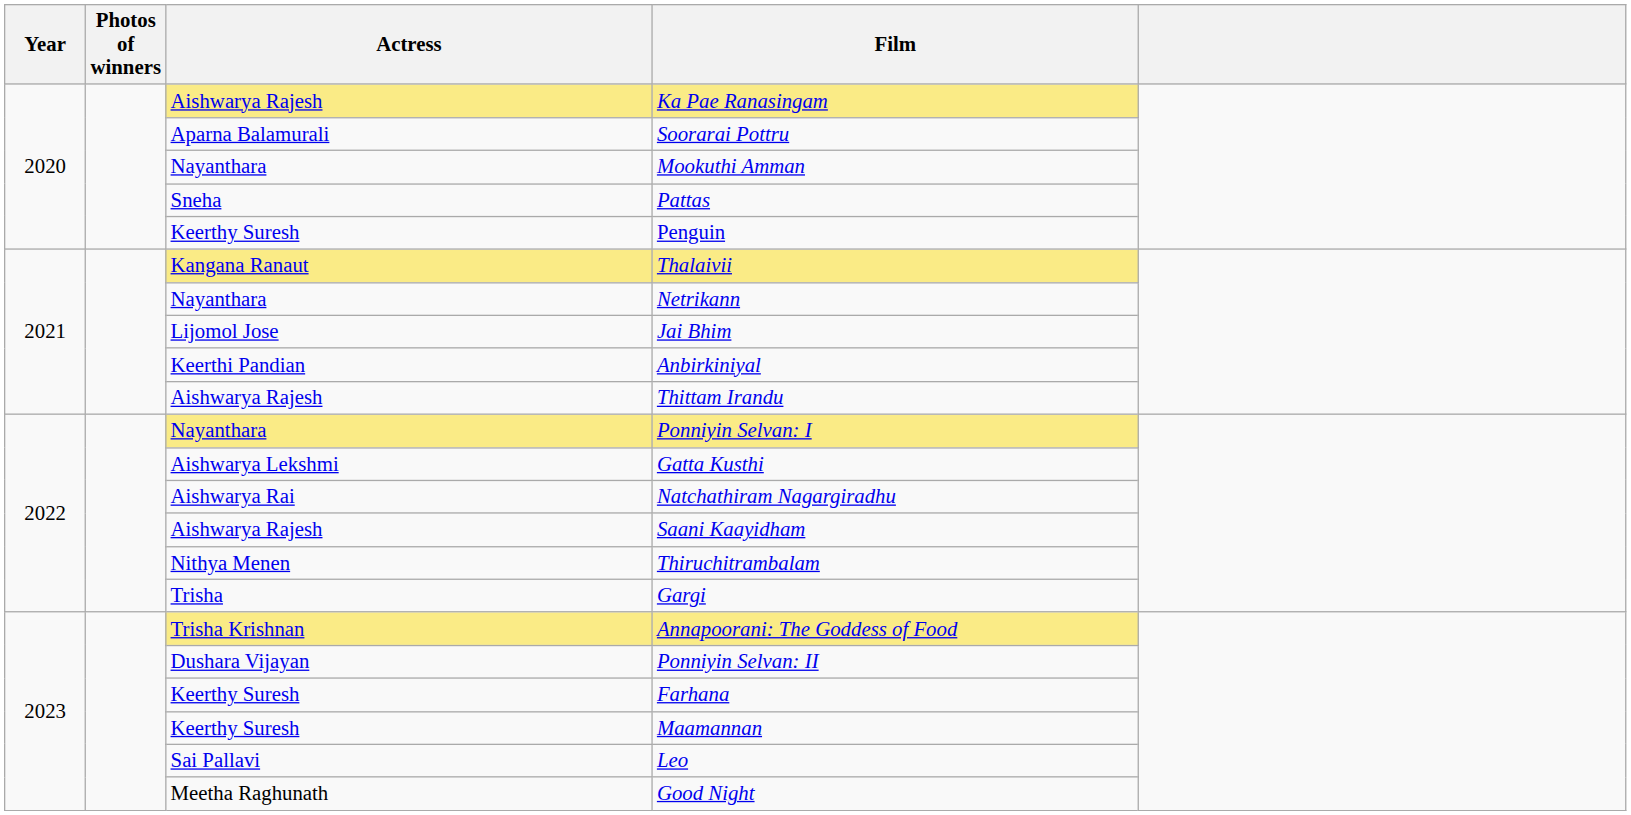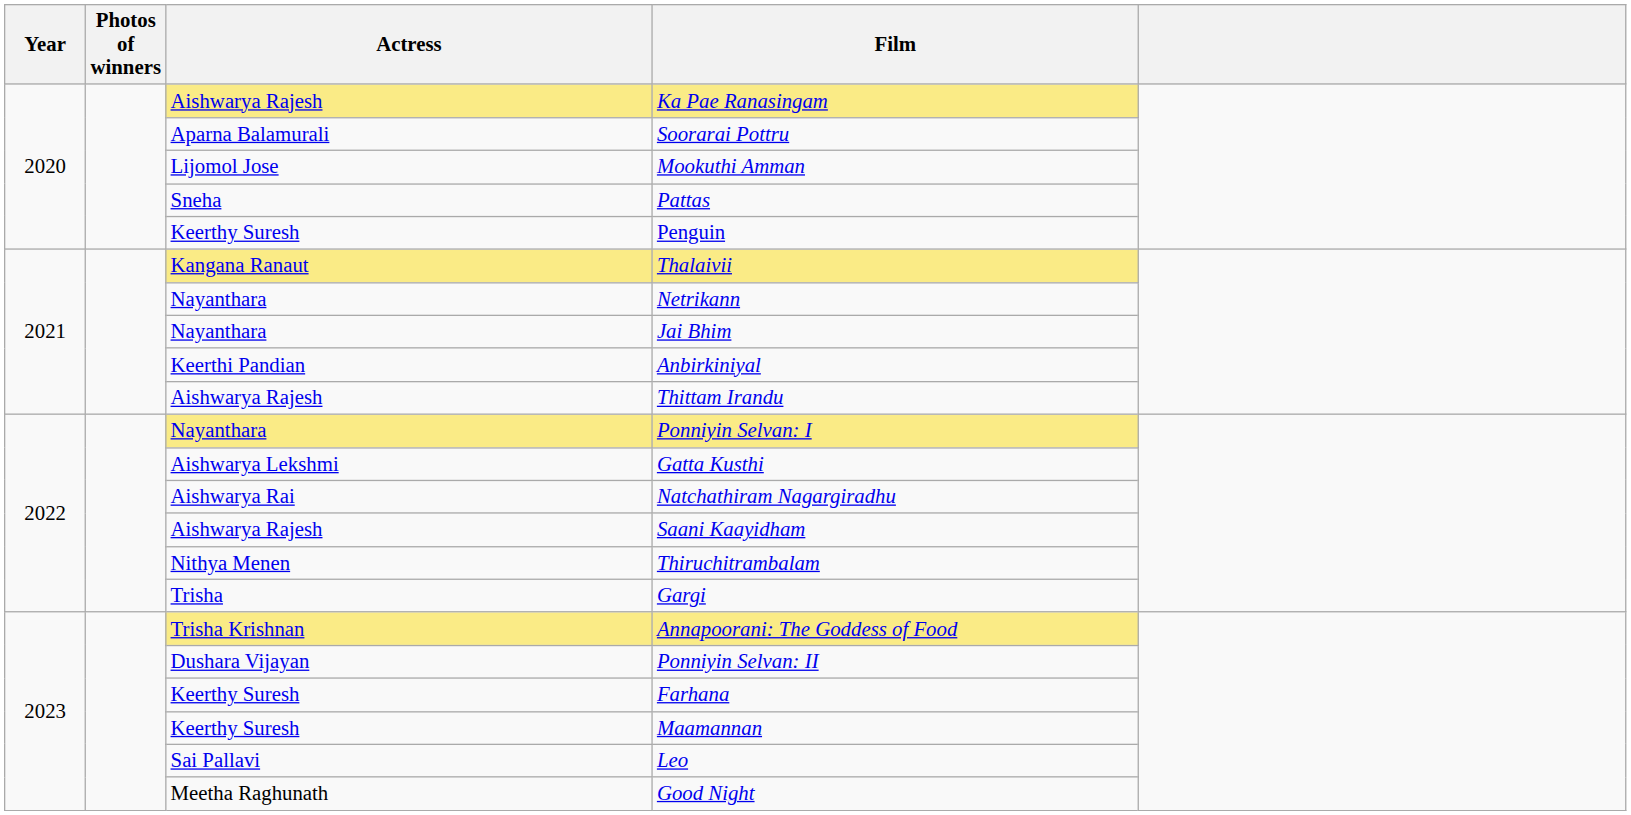(218, 166) Nayanthara -> (225, 166) Lijomol Jose
(225, 331) Lijomol Jose -> (218, 331) Nayanthara
